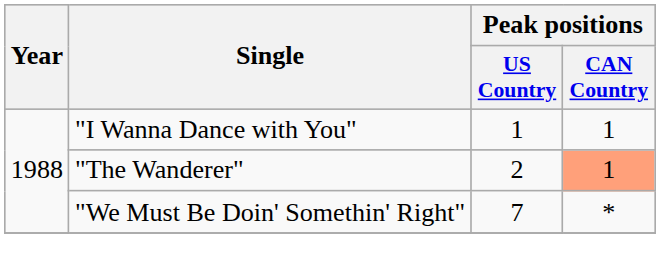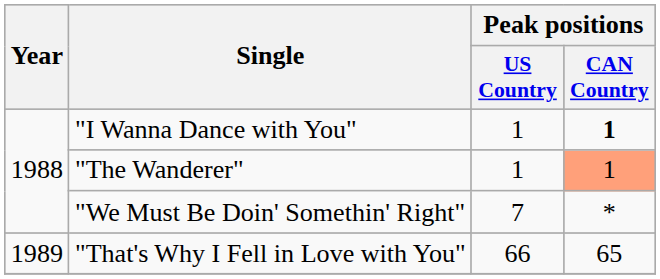(609, 128) normal -> (609, 128) bold
(517, 170) 2 -> (518, 170) 1
+ row: (270, 253)
